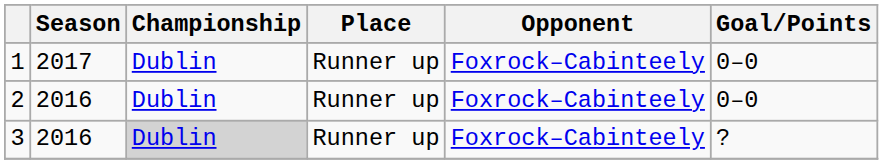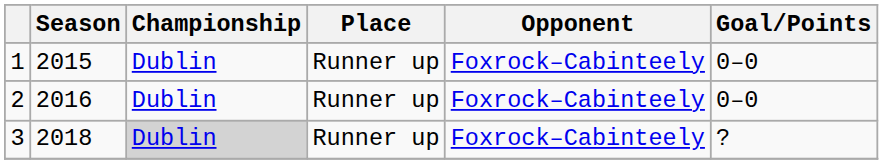(64, 62) 2017 -> (64, 62) 2015
(64, 139) 2016 -> (64, 139) 2018
